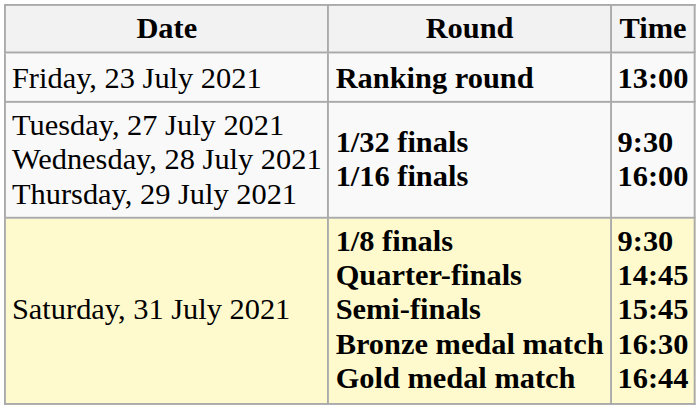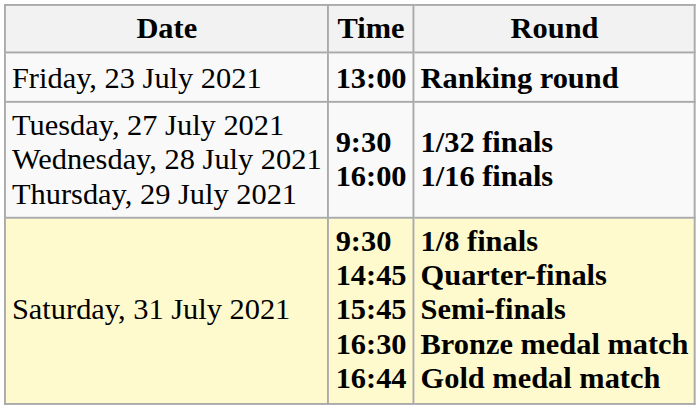columns swapped: (653, 28) <-> (470, 28)
